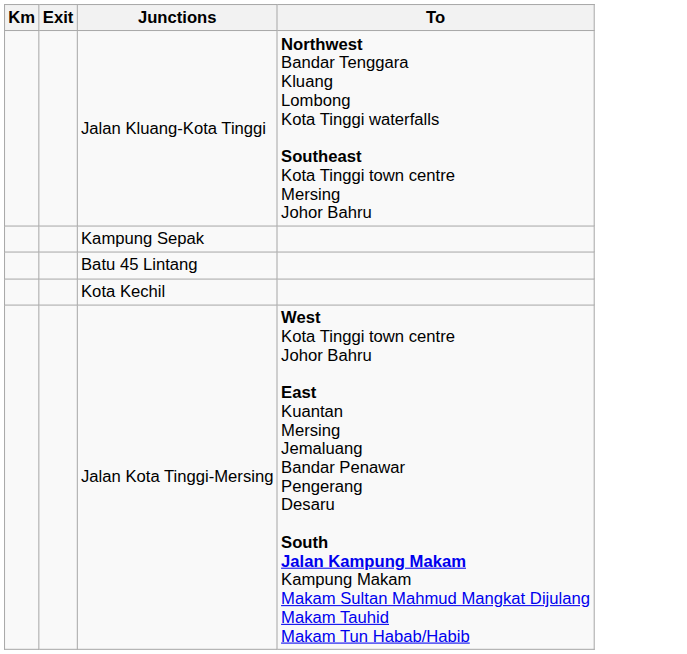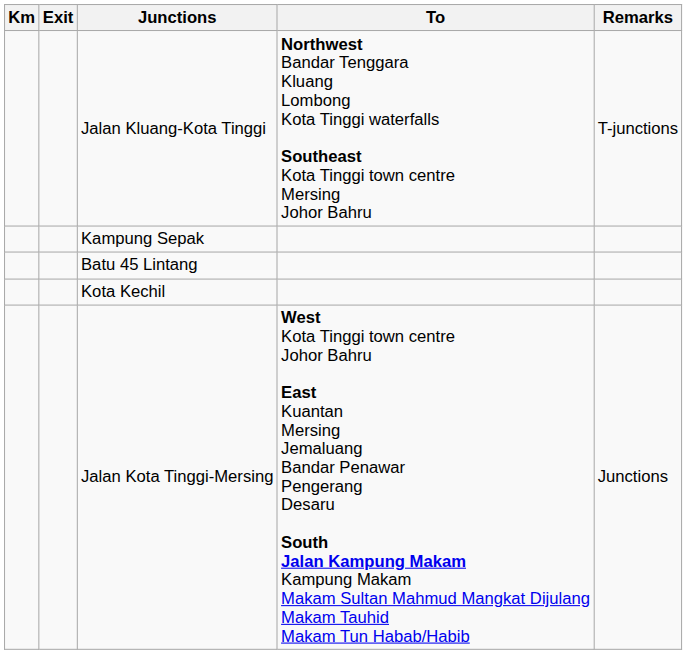+ column: (638, 17)
